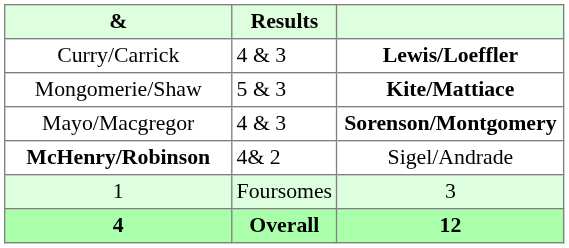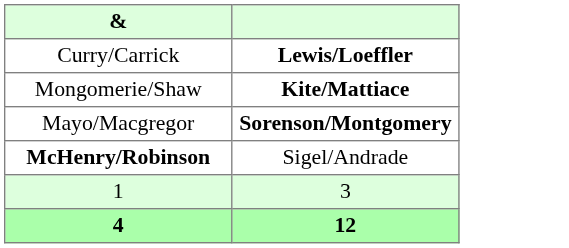- column: (284, 21)
